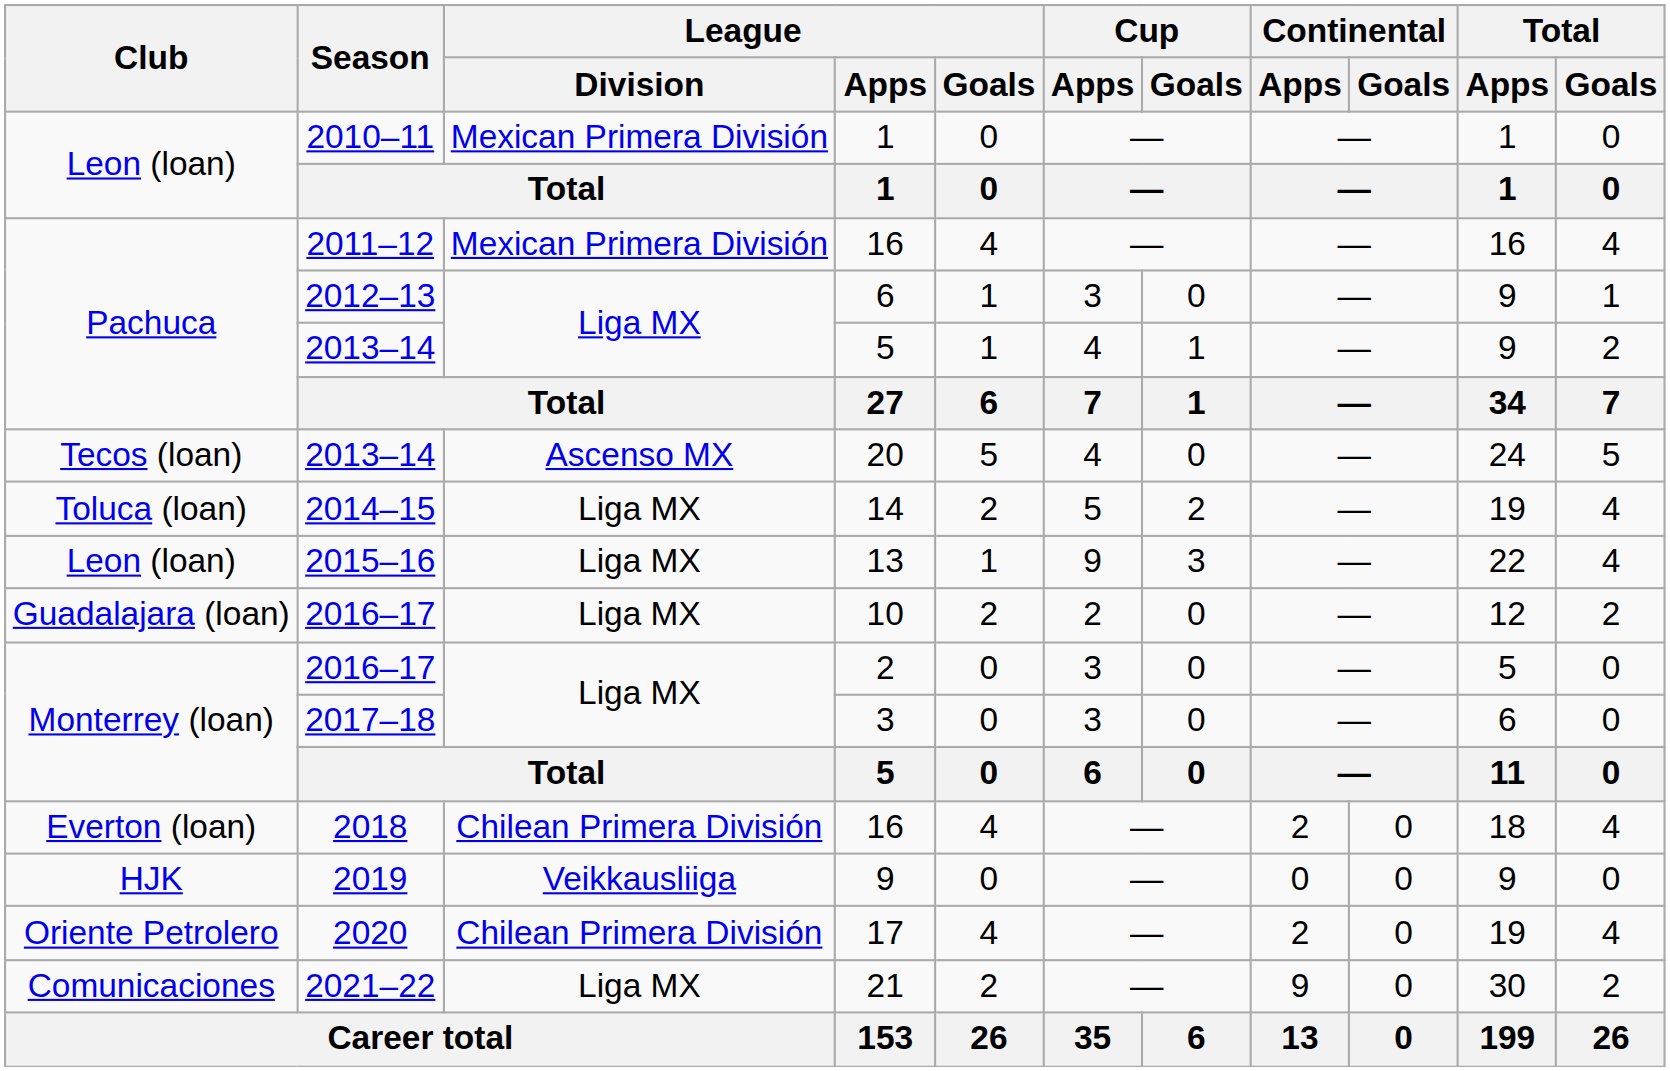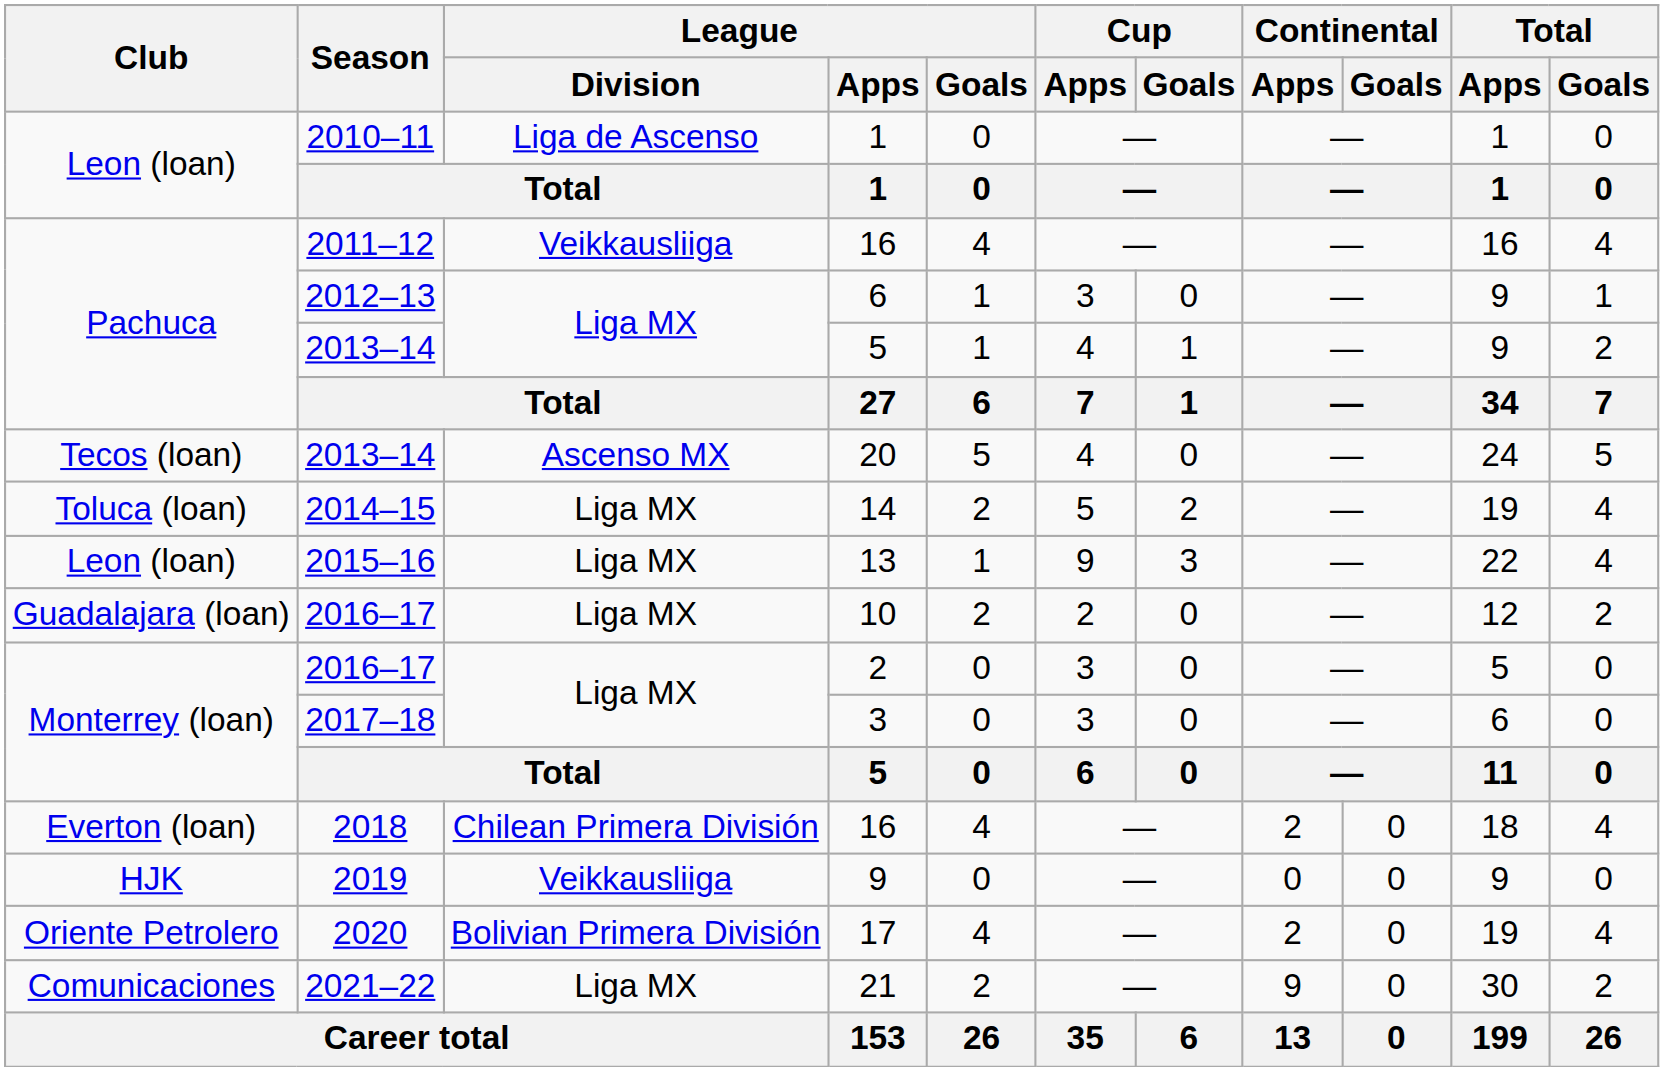(639, 137) Mexican Primera División -> (636, 137) Liga de Ascenso
(639, 243) Mexican Primera División -> (636, 243) Veikkausliiga
(639, 932) Chilean Primera División -> (636, 932) Bolivian Primera División
